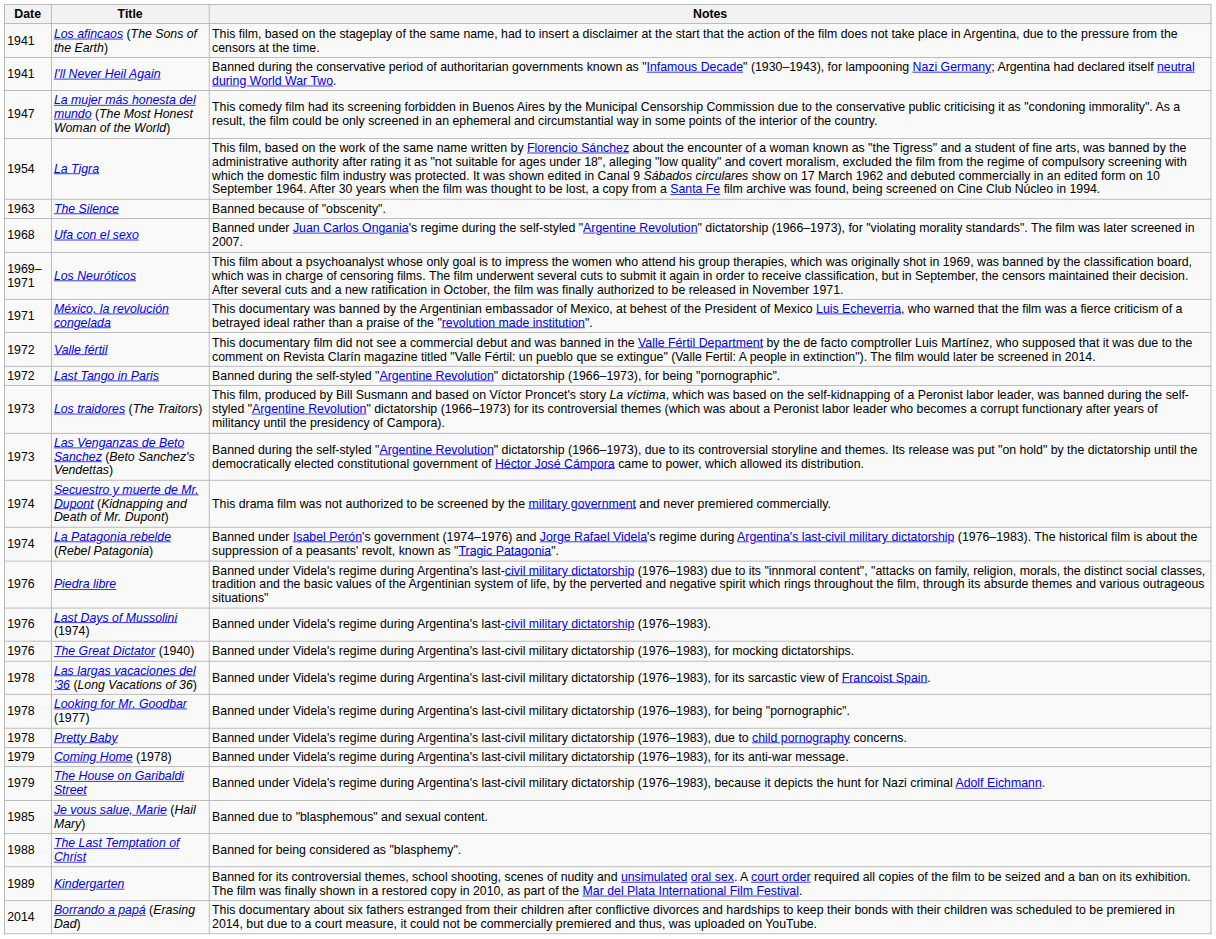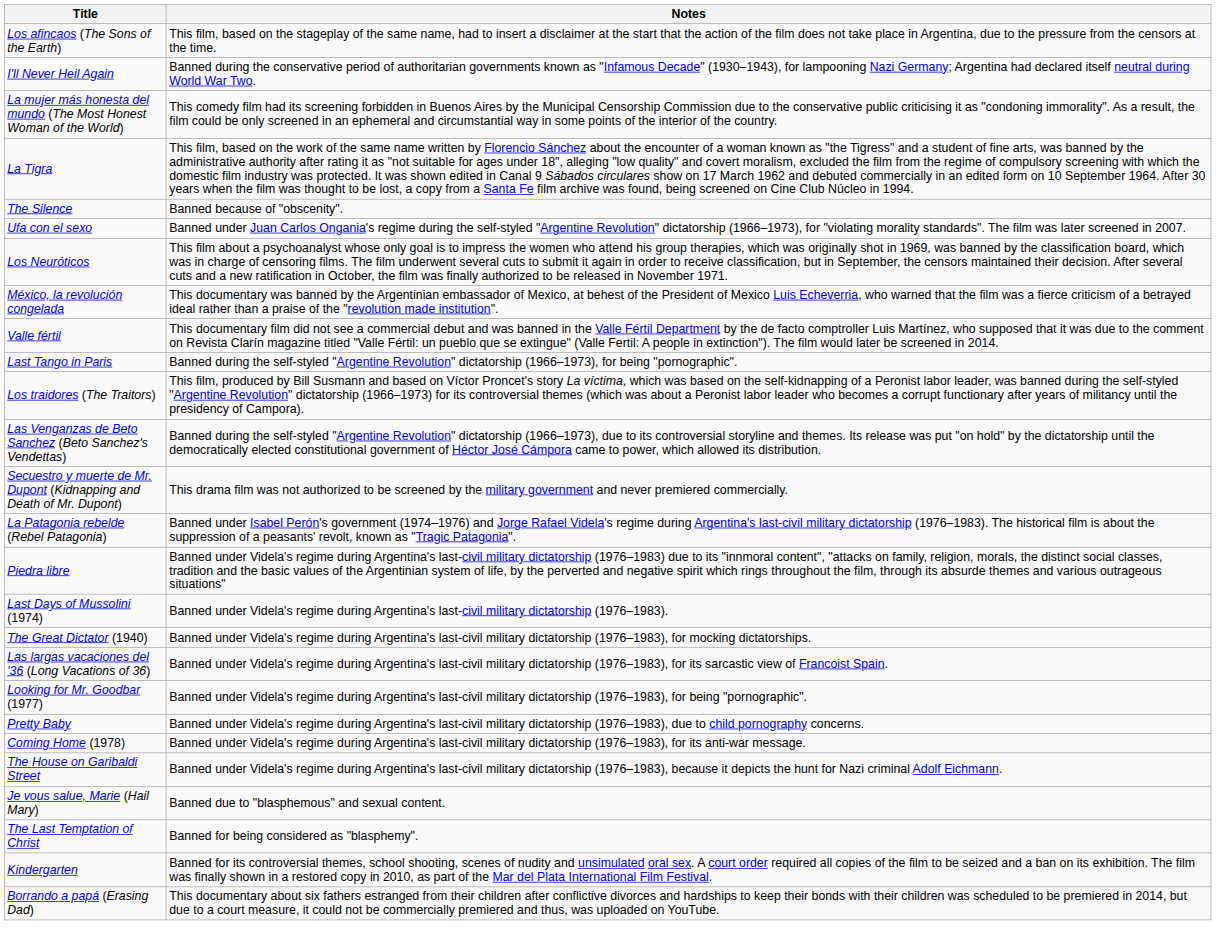- column: (28, 14)
